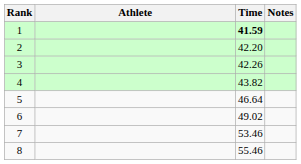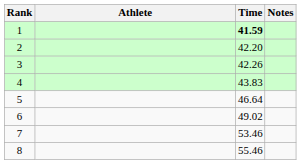(250, 82) 43.82 -> (250, 82) 43.83
